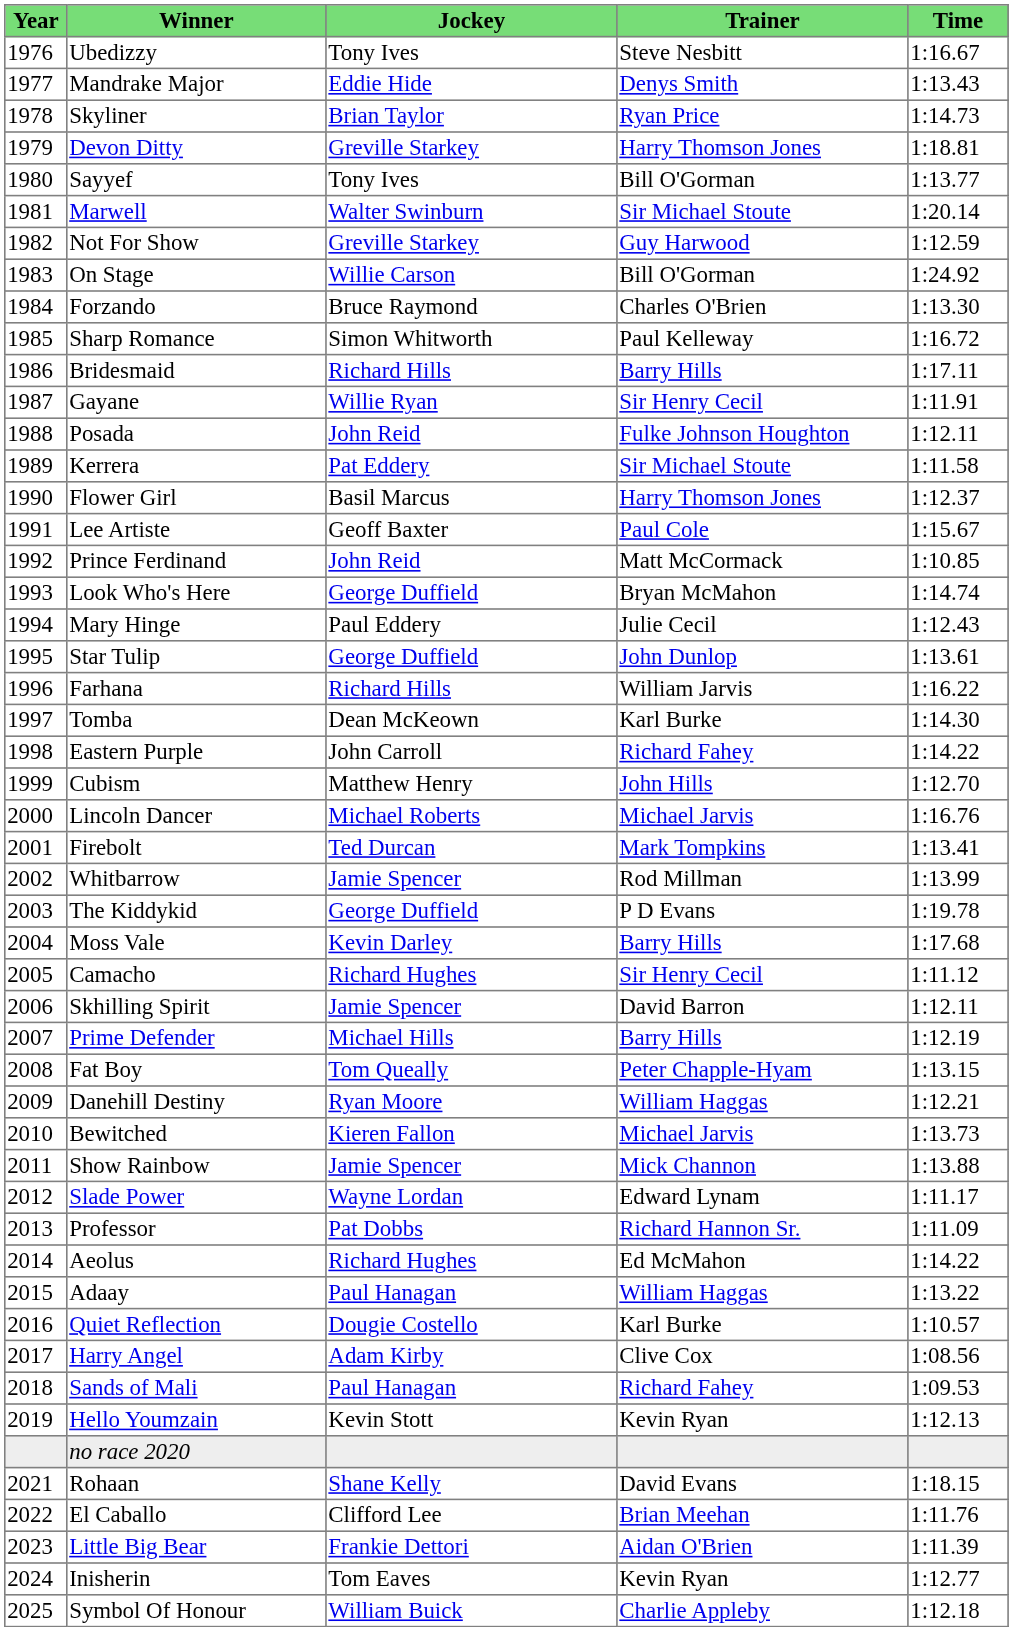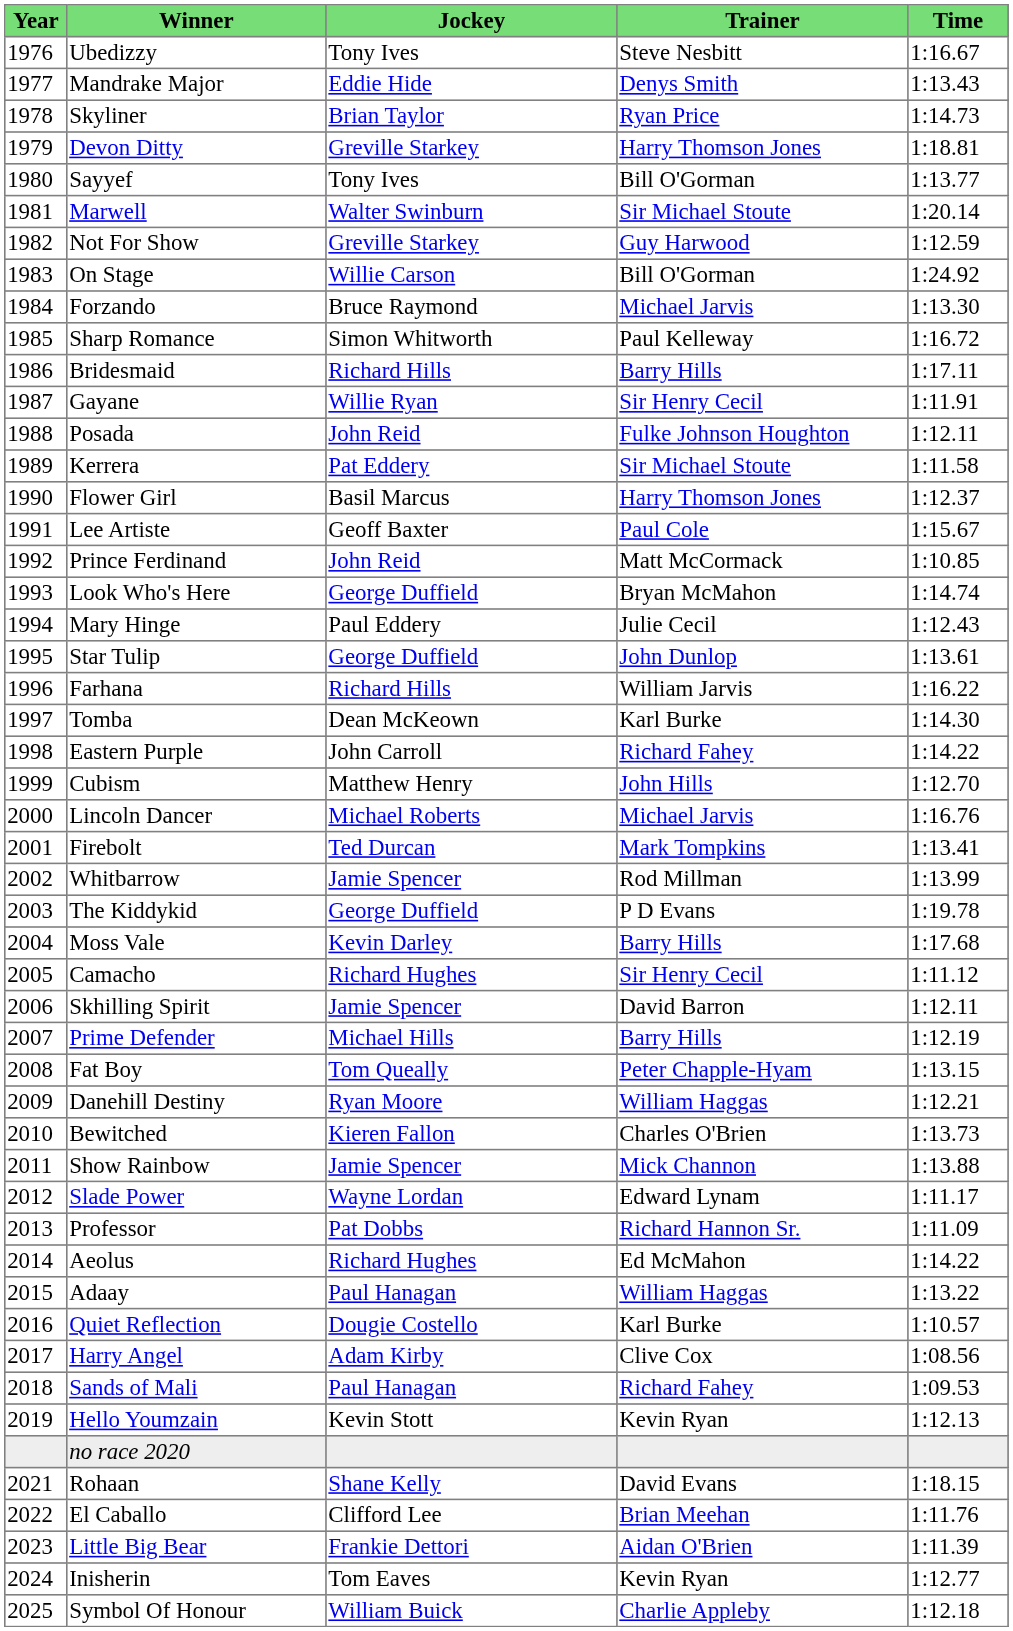(693, 306) Charles O'Brien -> (686, 306) Michael Jarvis
(686, 1133) Michael Jarvis -> (693, 1133) Charles O'Brien
